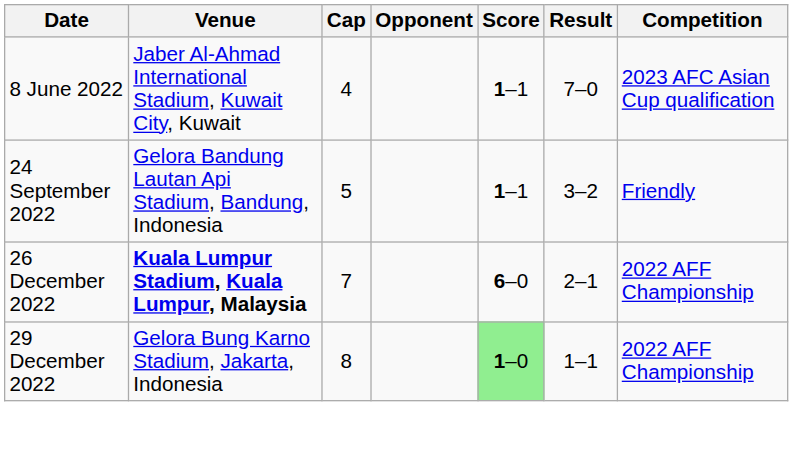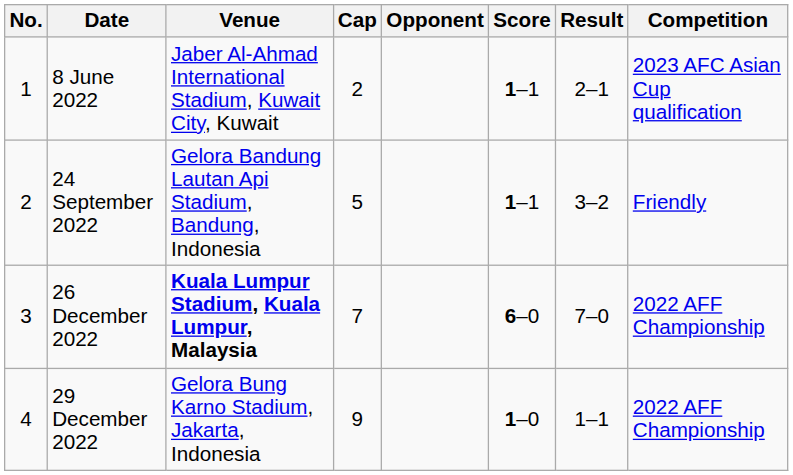+ column: (26, 20)
(346, 88) 4 -> (357, 88) 2
(581, 88) 7–0 -> (592, 88) 2–1
(581, 281) 2–1 -> (592, 316) 7–0
(346, 360) 8 -> (357, 418) 9
(511, 360) lightgreen background -> (522, 418) no background
